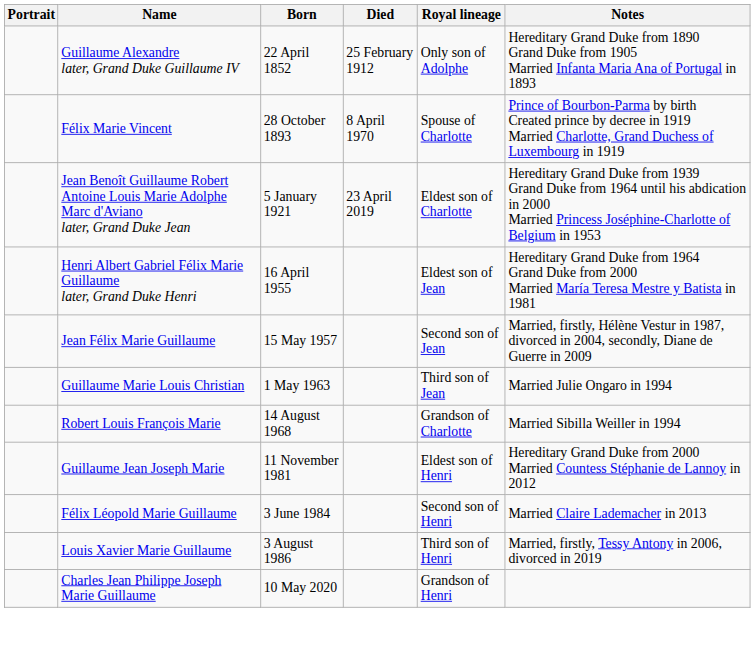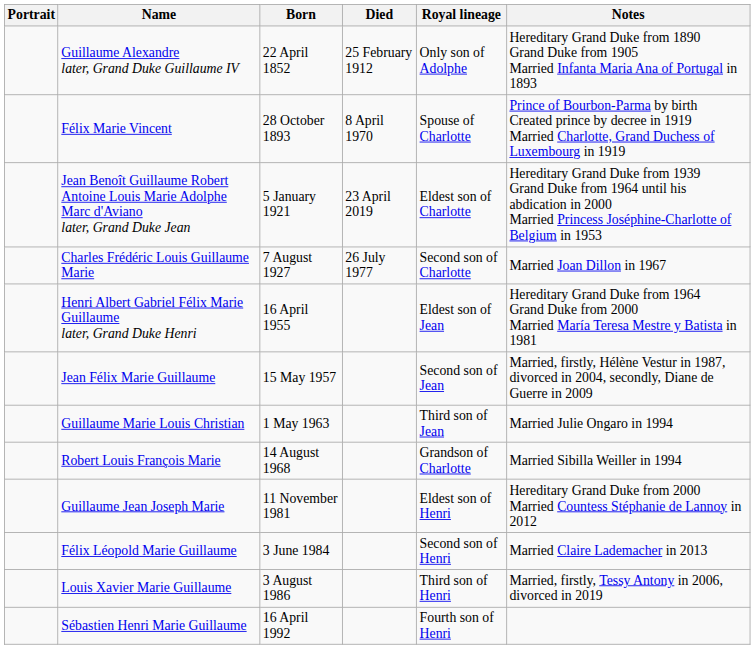+ row: (155, 265)
+ row: (154, 625)
- row: (141, 588)
